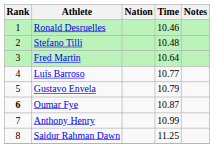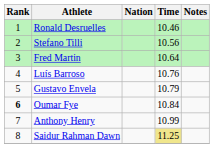(168, 43) 10.48 -> (168, 43) 10.56
(168, 74) 10.77 -> (168, 74) 10.76
(168, 105) 10.87 -> (168, 105) 10.84
(168, 136) no background -> (168, 136) khaki background
